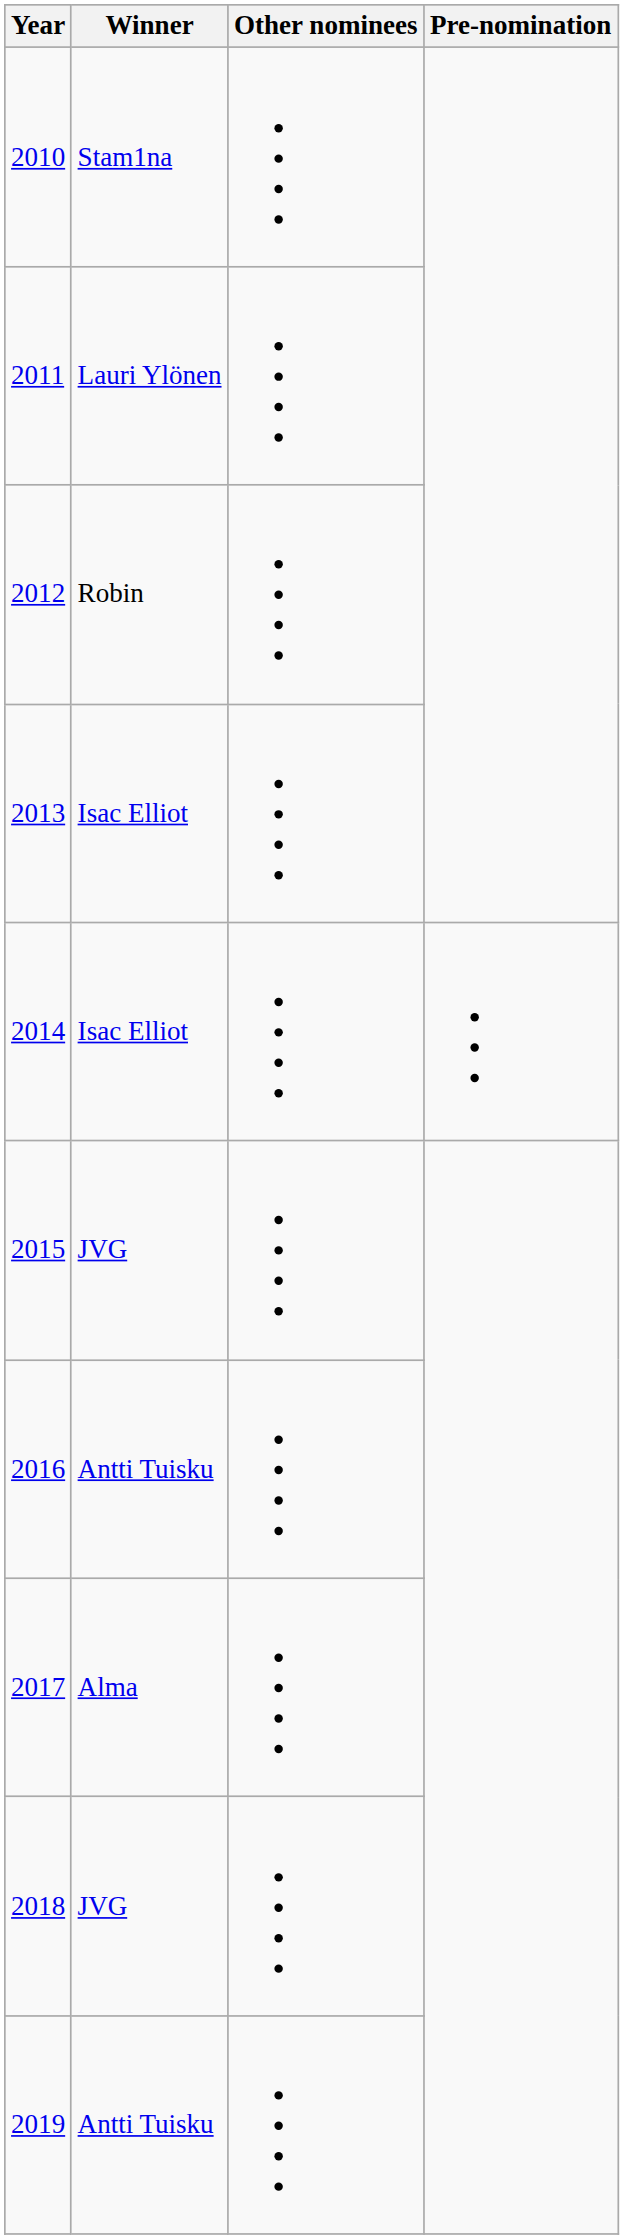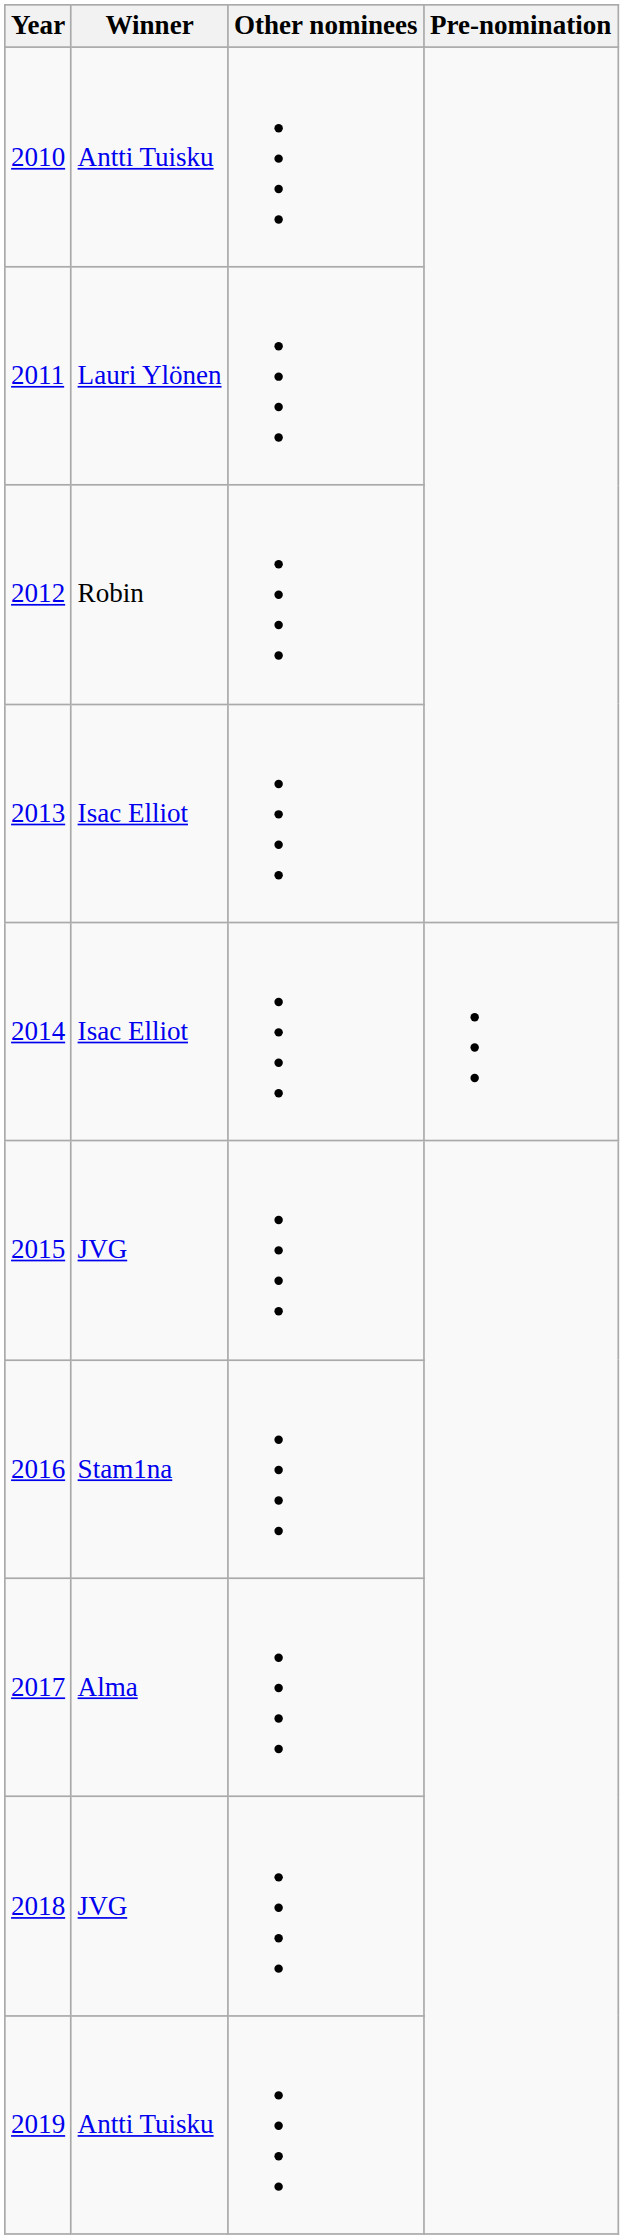(125, 156) Stam1na -> (146, 156) Antti Tuisku
(146, 1468) Antti Tuisku -> (125, 1468) Stam1na
